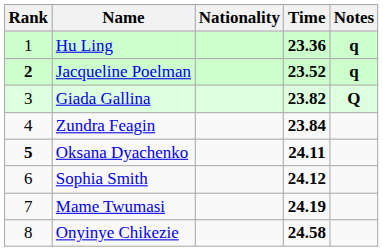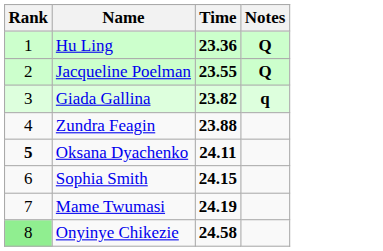- column: (239, 17)
(354, 44) q -> (265, 44) Q
(28, 71) bold -> (28, 71) normal
(307, 71) 23.52 -> (218, 71) 23.55
(354, 71) q -> (265, 71) Q
(354, 98) Q -> (265, 98) q
(307, 125) 23.84 -> (218, 125) 23.88
(307, 179) 24.12 -> (218, 179) 24.15
(28, 233) no background -> (28, 233) lightgreen background
